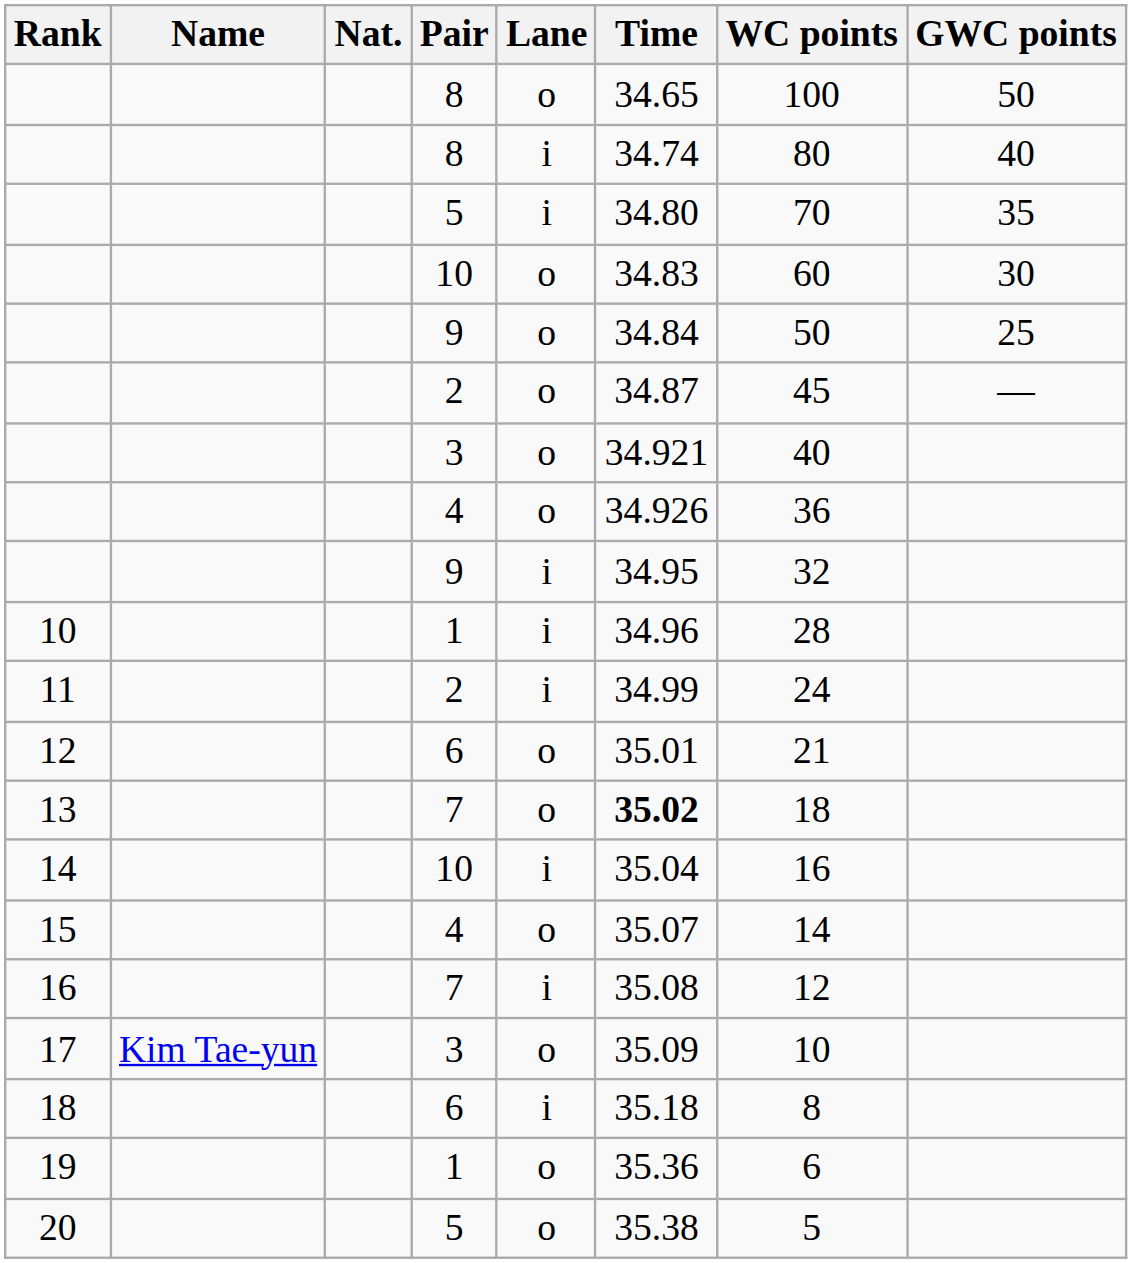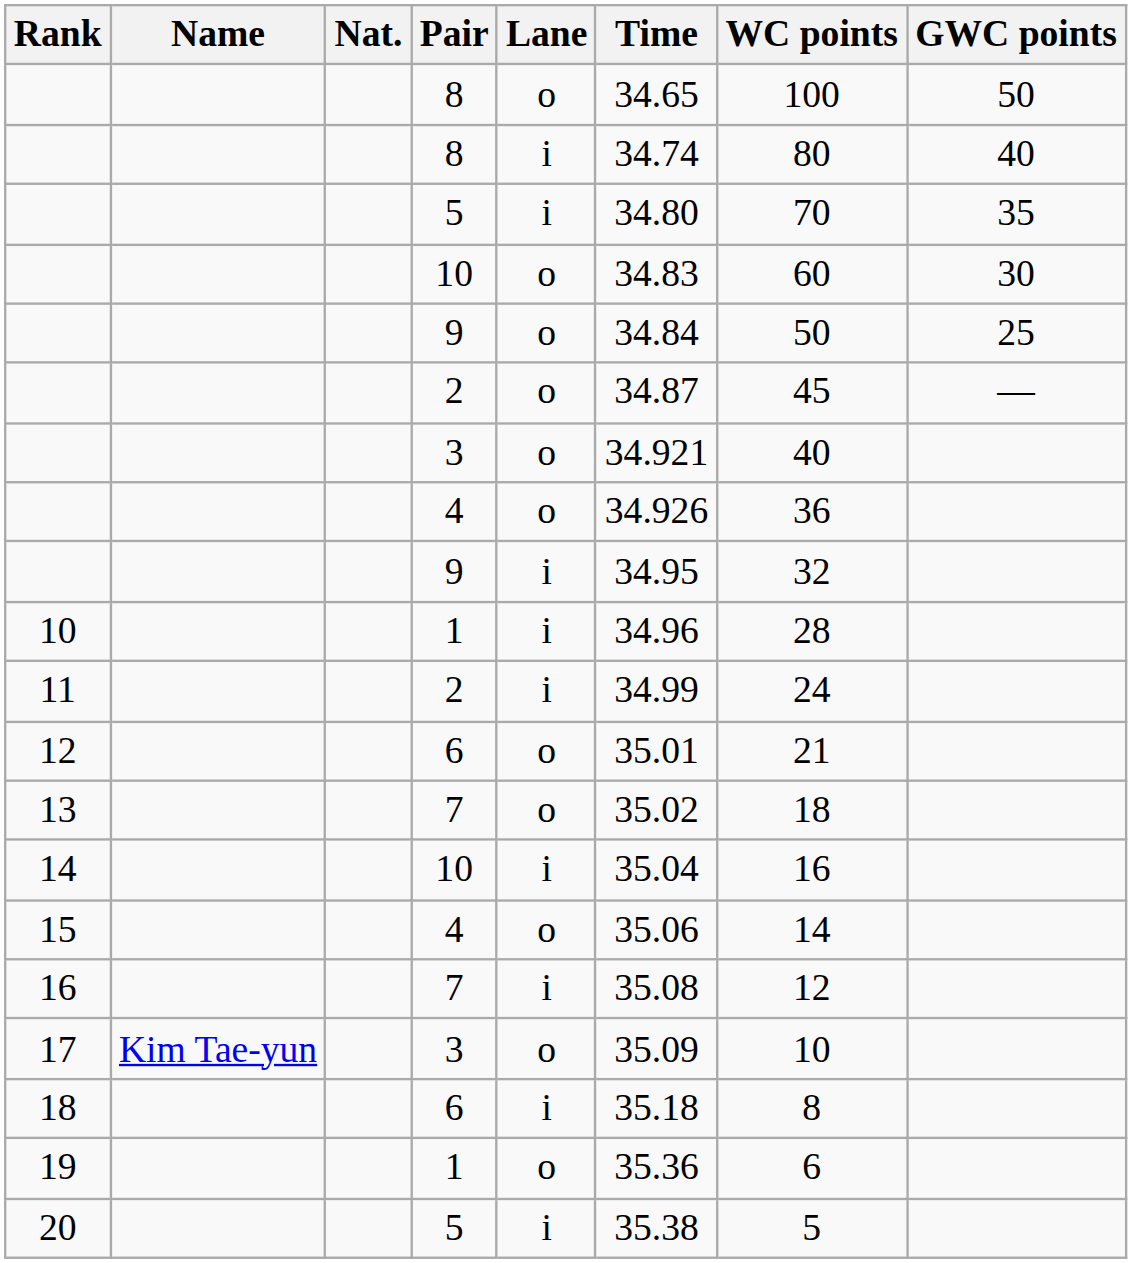(656, 809) bold -> (656, 809) normal
(656, 928) 35.07 -> (656, 928) 35.06
(547, 1226) o -> (547, 1226) i
